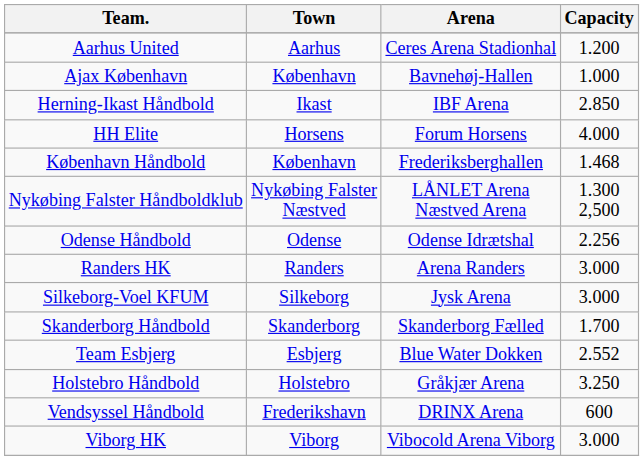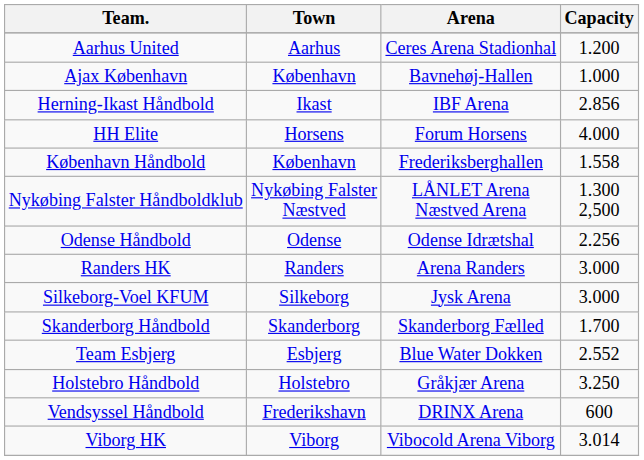(599, 104) 2.850 -> (599, 104) 2.856
(599, 162) 1.468 -> (599, 162) 1.558
(599, 440) 3.000 -> (599, 440) 3.014
